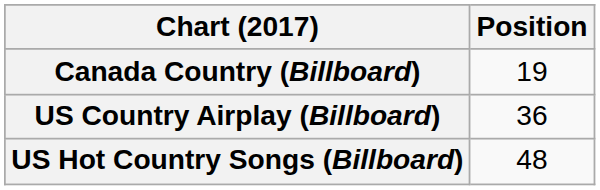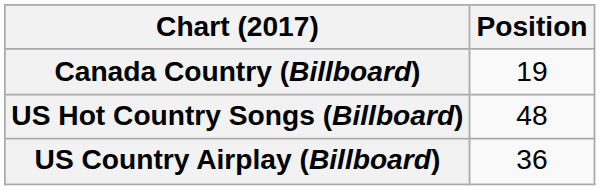rows swapped: (237, 116) <-> (237, 160)
